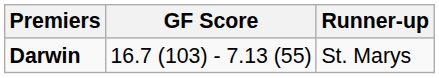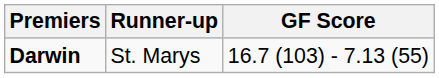columns swapped: (211, 21) <-> (375, 21)
